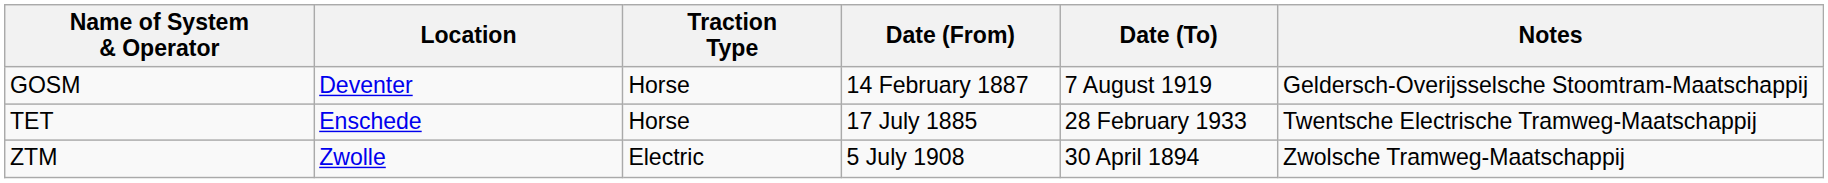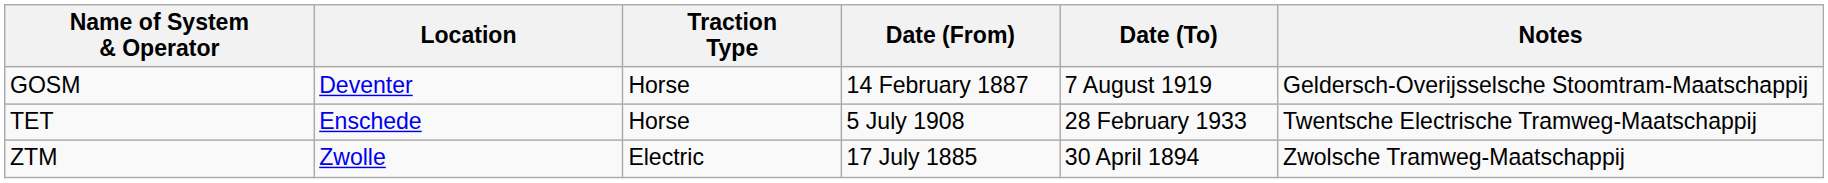(912, 121) 17 July 1885 -> (906, 121) 5 July 1908
(906, 158) 5 July 1908 -> (912, 158) 17 July 1885
